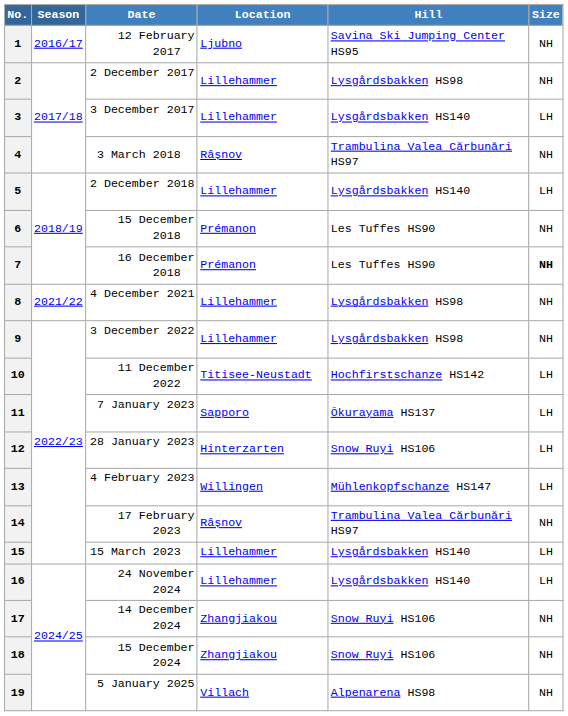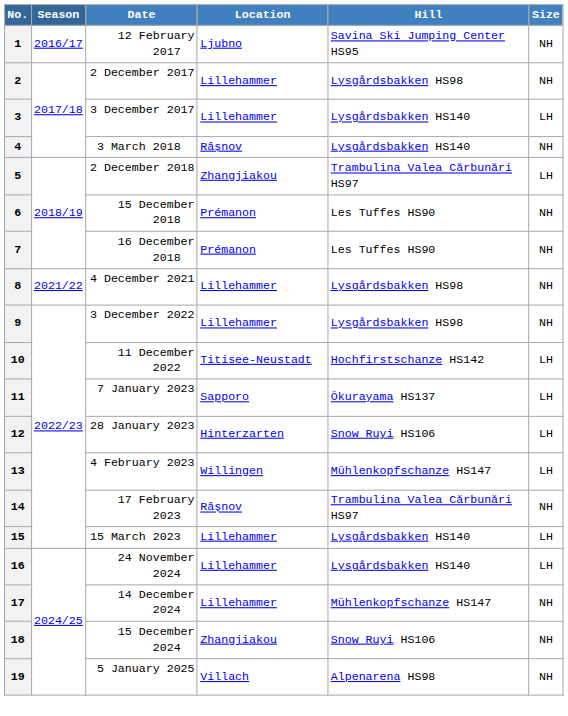(421, 155) Trambulina Valea Cărbunări HS97 -> (400, 147) Lysgårdsbakken HS140
(239, 191) Lillehammer -> (239, 176) Zhangjiakou
(400, 191) Lysgårdsbakken HS140 -> (421, 176) Trambulina Valea Cărbunări HS97
(546, 265) bold -> (546, 250) normal
(239, 619) Zhangjiakou -> (239, 603) Lillehammer
(383, 619) Snow Ruyi HS106 -> (411, 603) Mühlenkopfschanze HS147
